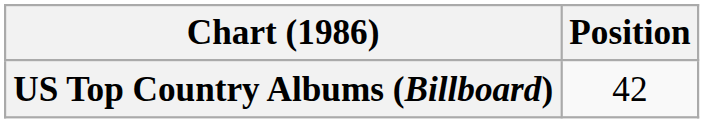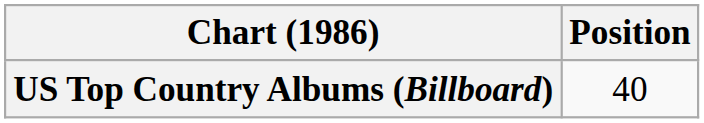(630, 88) 42 -> (630, 88) 40
